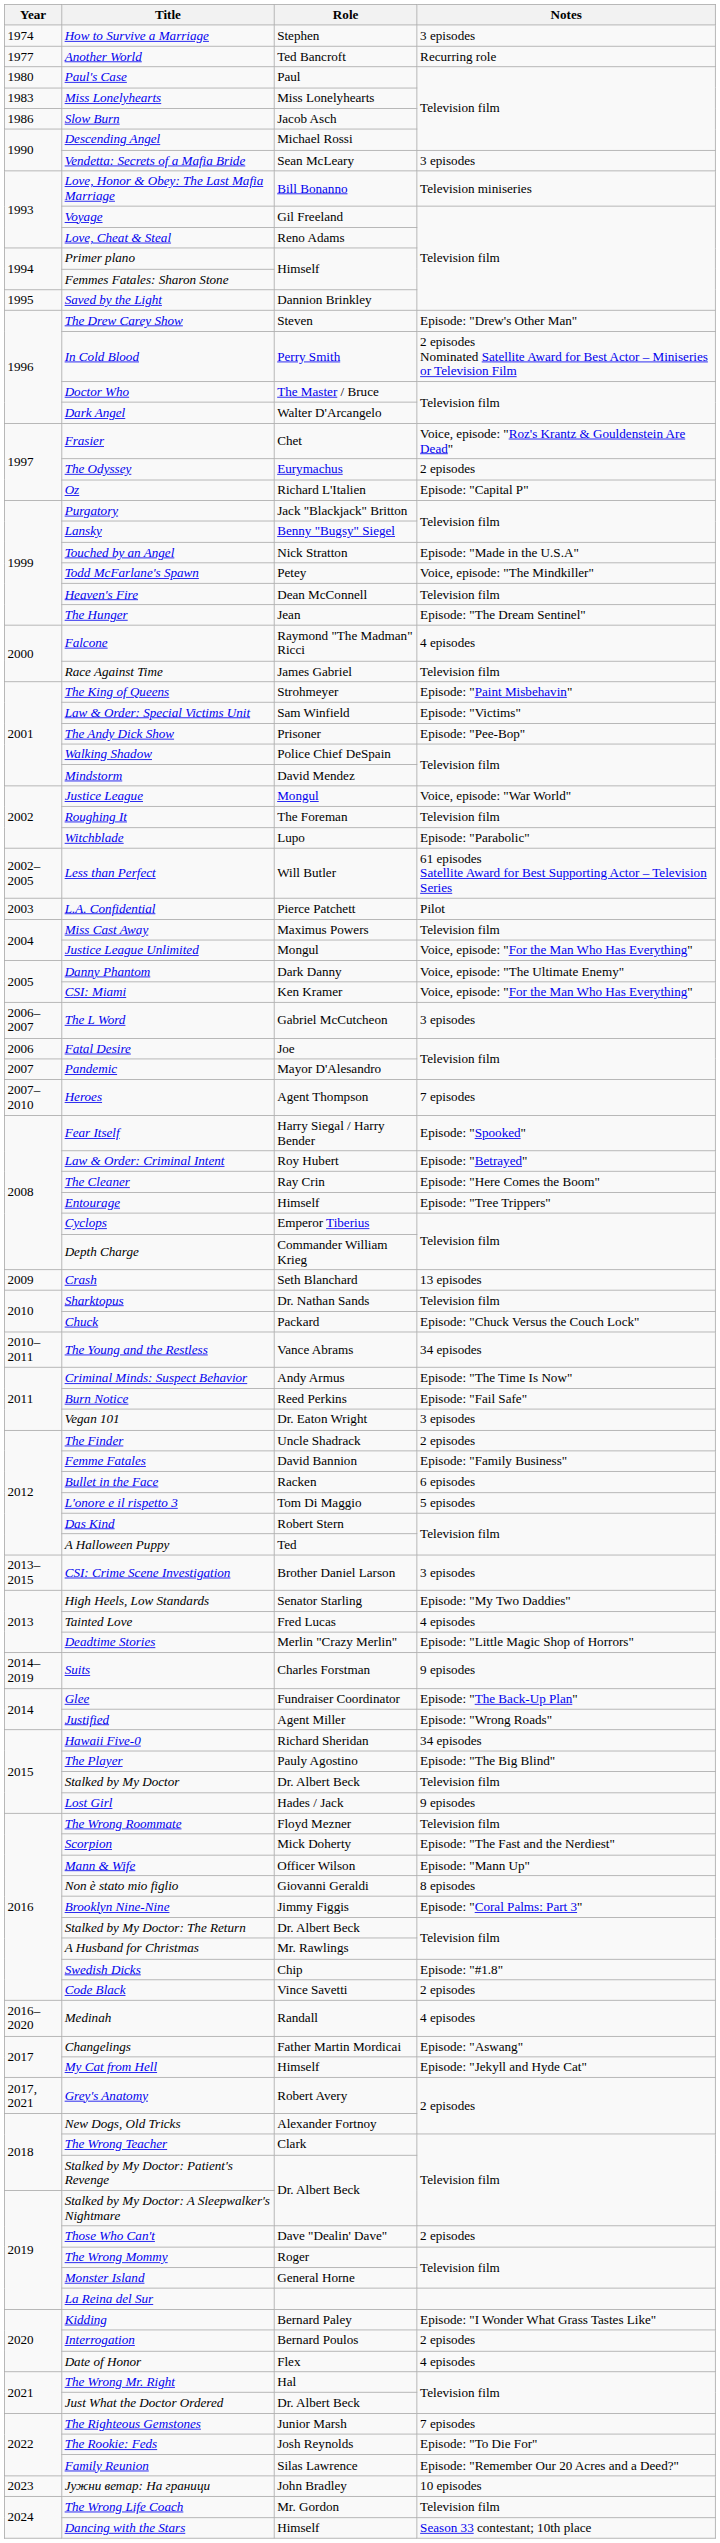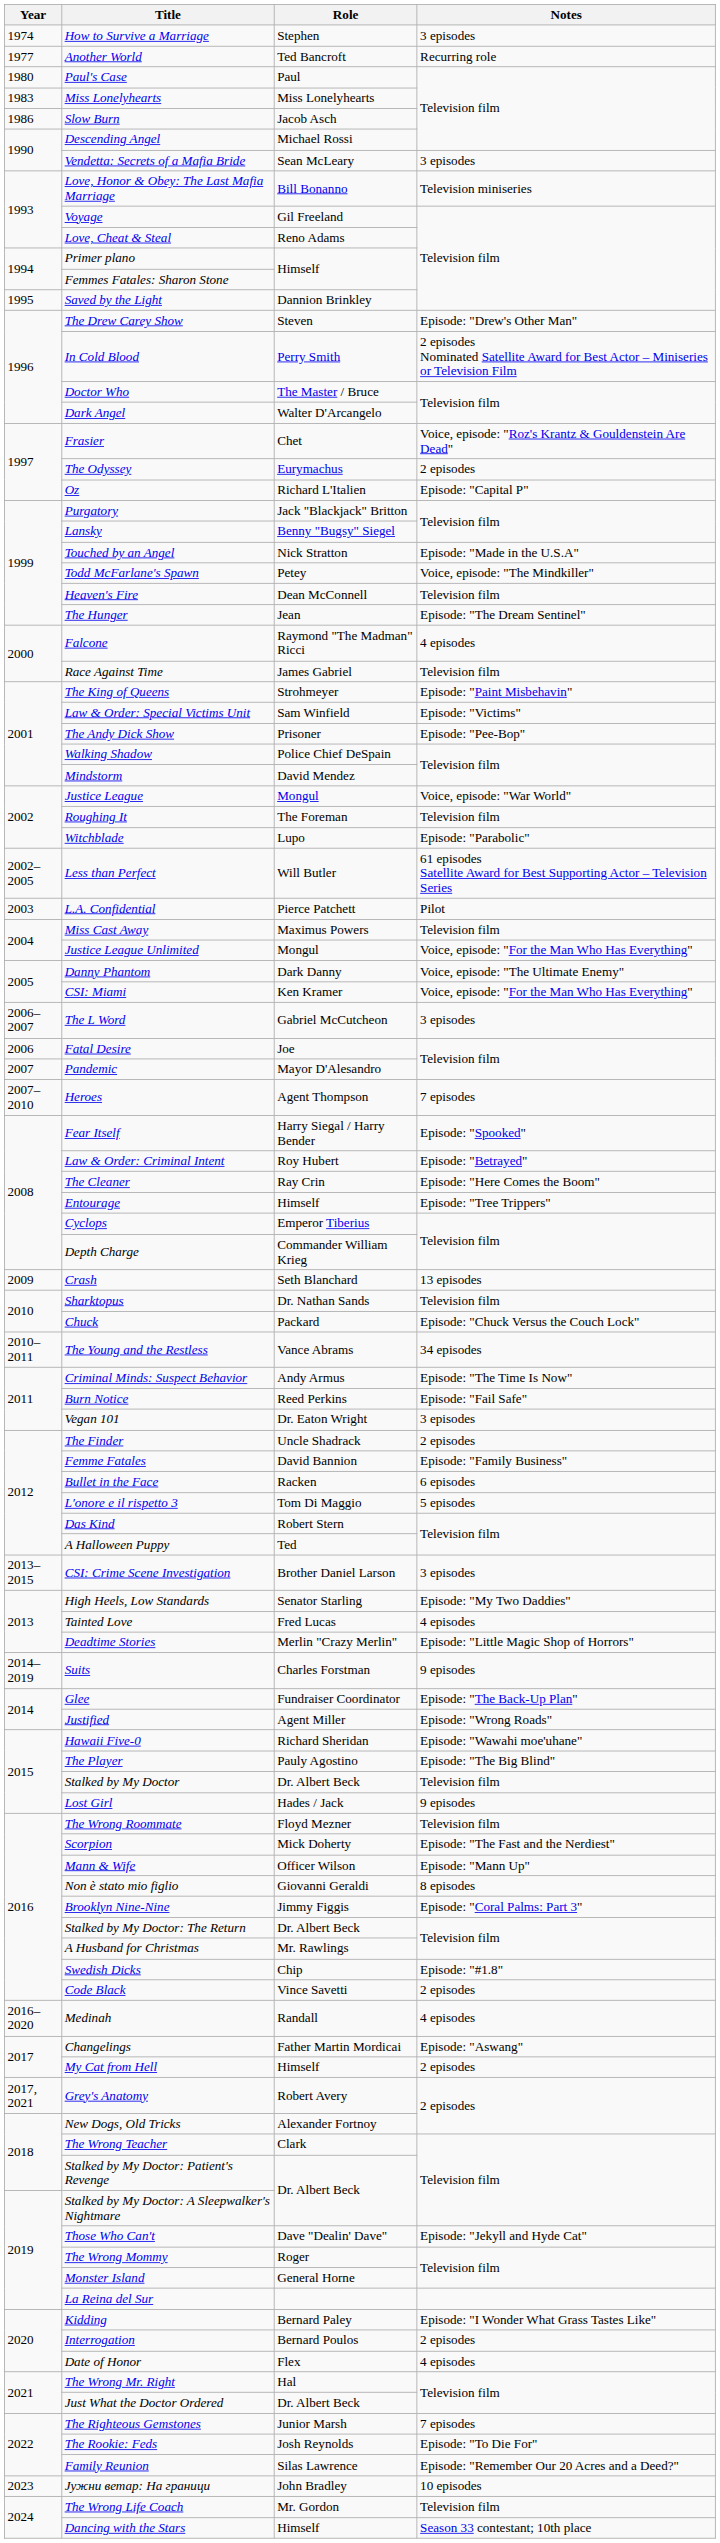(451, 1740) 34 episodes -> (501, 1740) Episode: "Wawahi moe'uhane"
(503, 2067) Episode: "Jekyll and Hyde Cat" -> (448, 2067) 2 episodes
(448, 2236) 2 episodes -> (503, 2236) Episode: "Jekyll and Hyde Cat"
